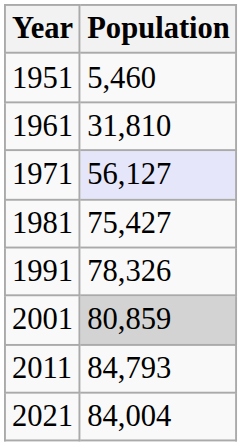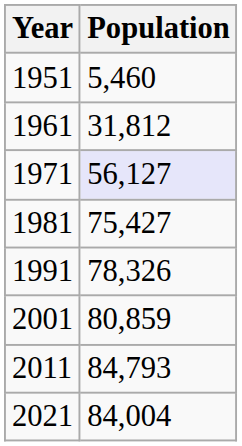(129, 125) 31,810 -> (129, 125) 31,812
(129, 319) lightgrey background -> (129, 319) no background
